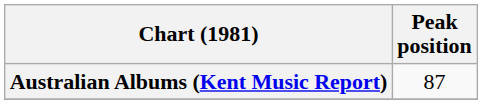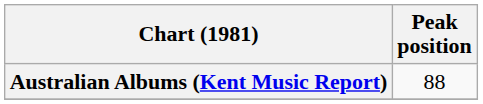(435, 81) 87 -> (435, 81) 88
